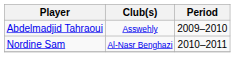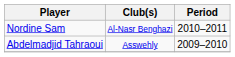rows swapped: (55, 28) <-> (36, 44)
